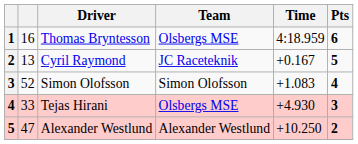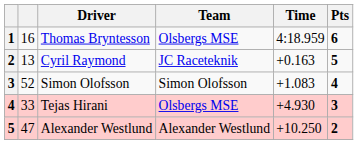(296, 61) +0.167 -> (296, 61) +0.163
